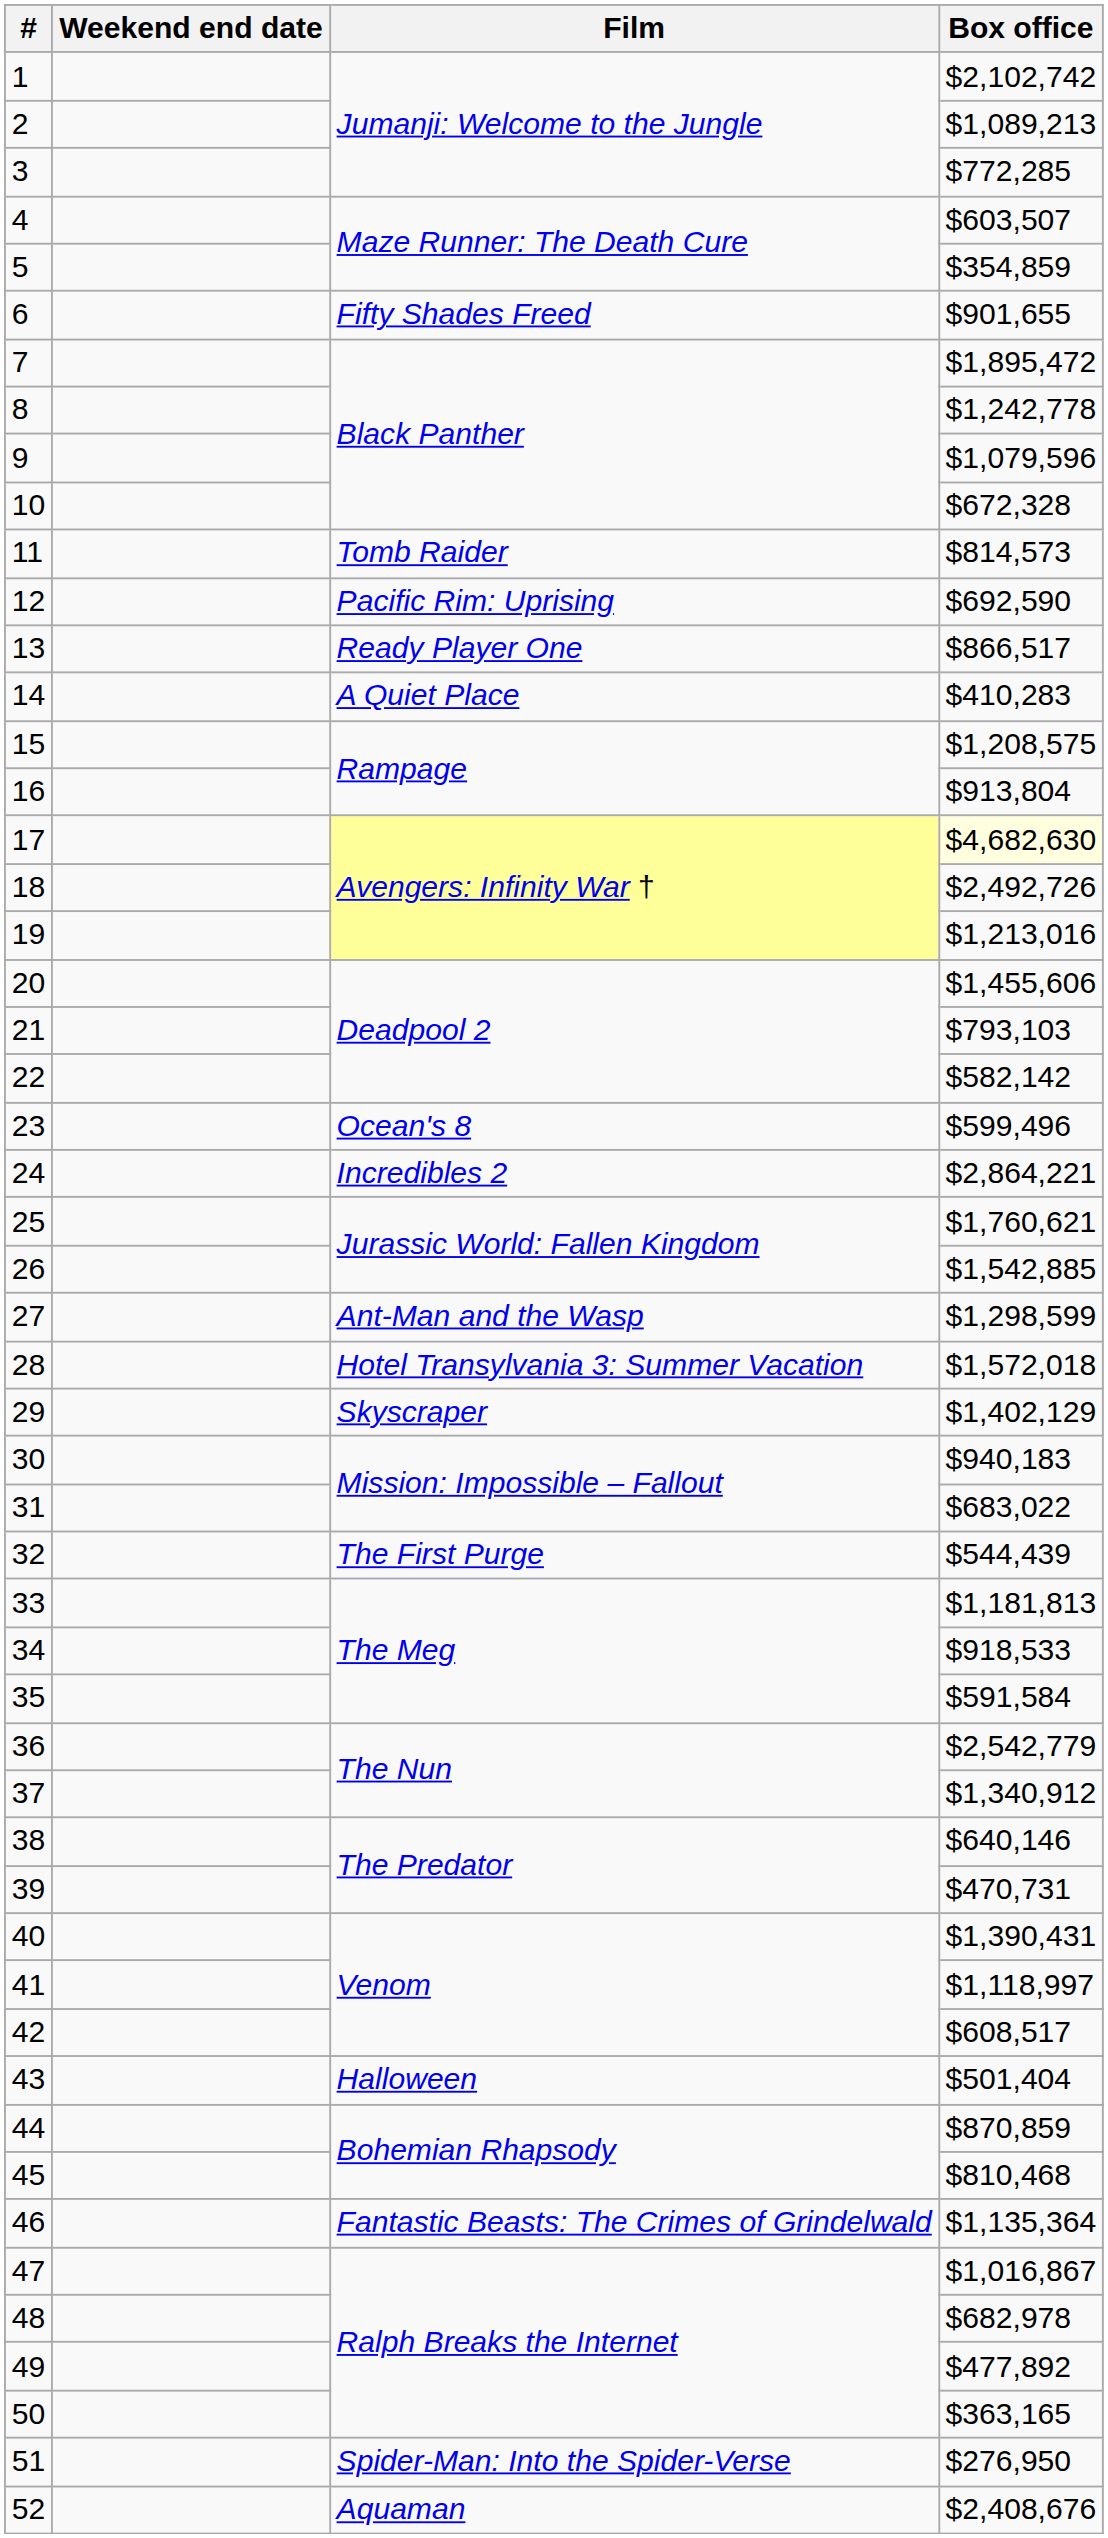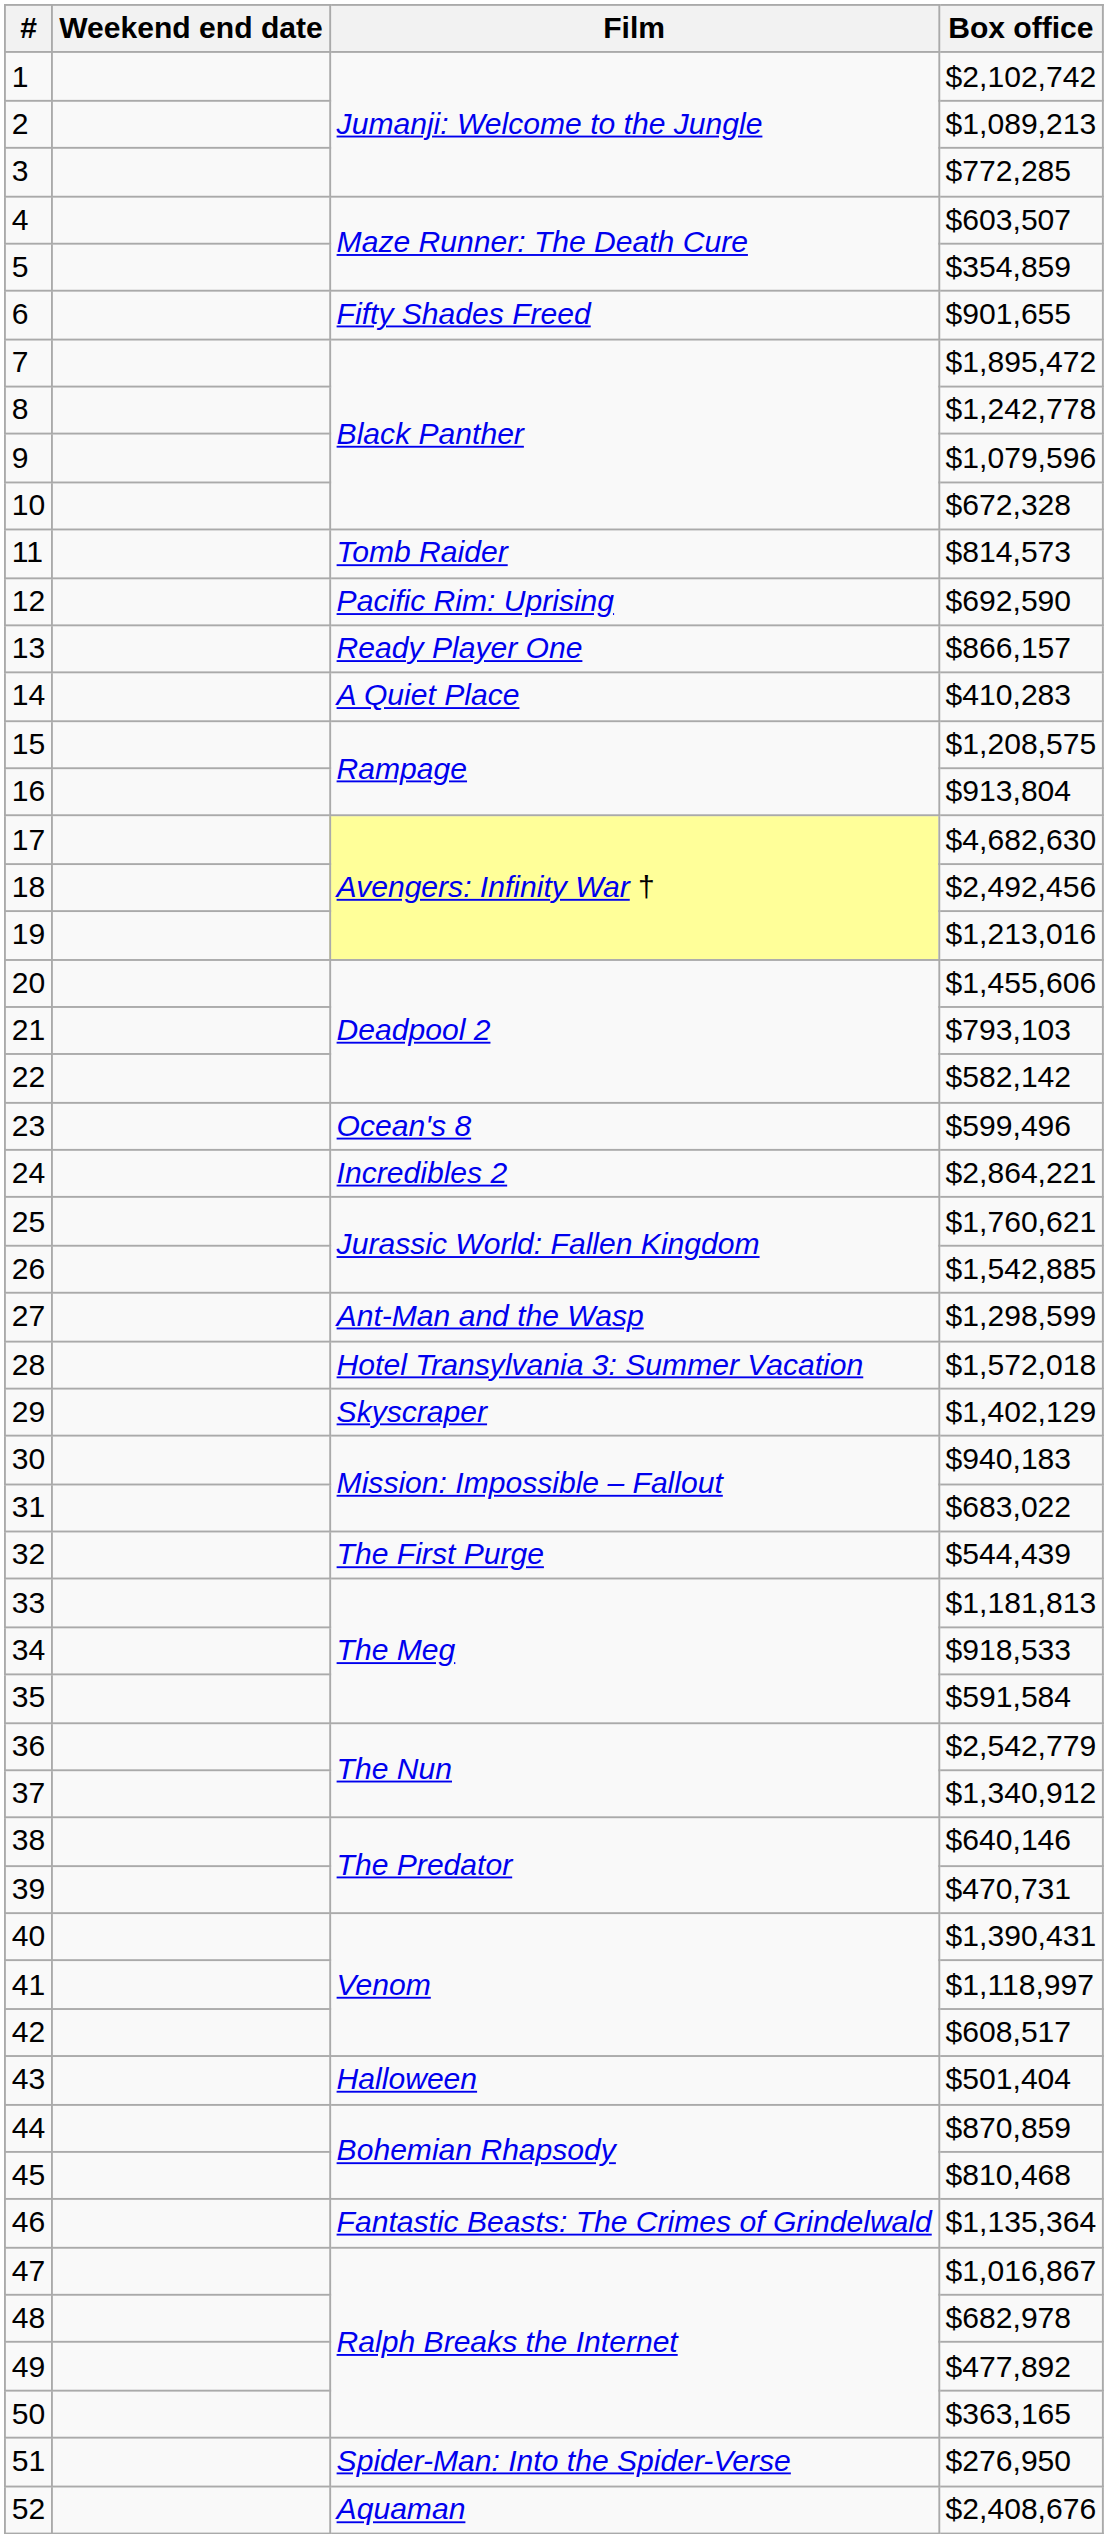(1008, 648) $866,517 -> (1008, 648) $866,157
(1021, 839) lightyellow background -> (1021, 839) no background
(1021, 887) $2,492,726 -> (1021, 887) $2,492,456
